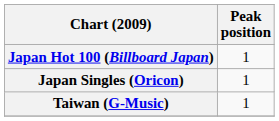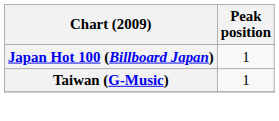- row: (111, 80)
